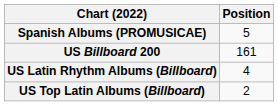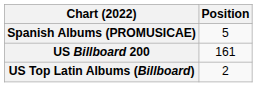- row: (112, 71)
